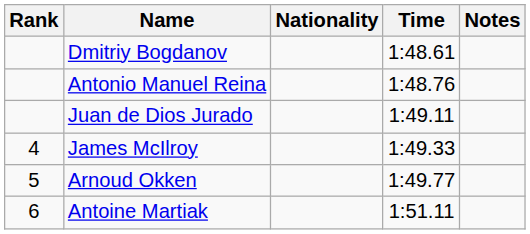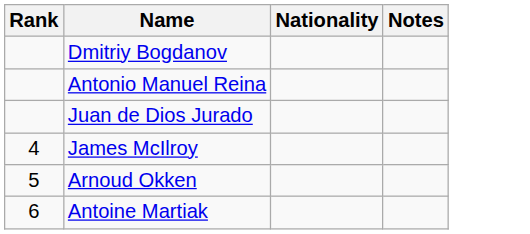- column: (422, 20)
